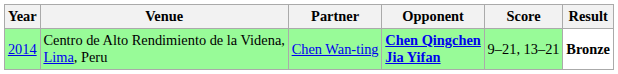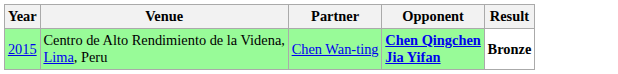- column: (524, 16)
(22, 49) 2014 -> (22, 49) 2015
